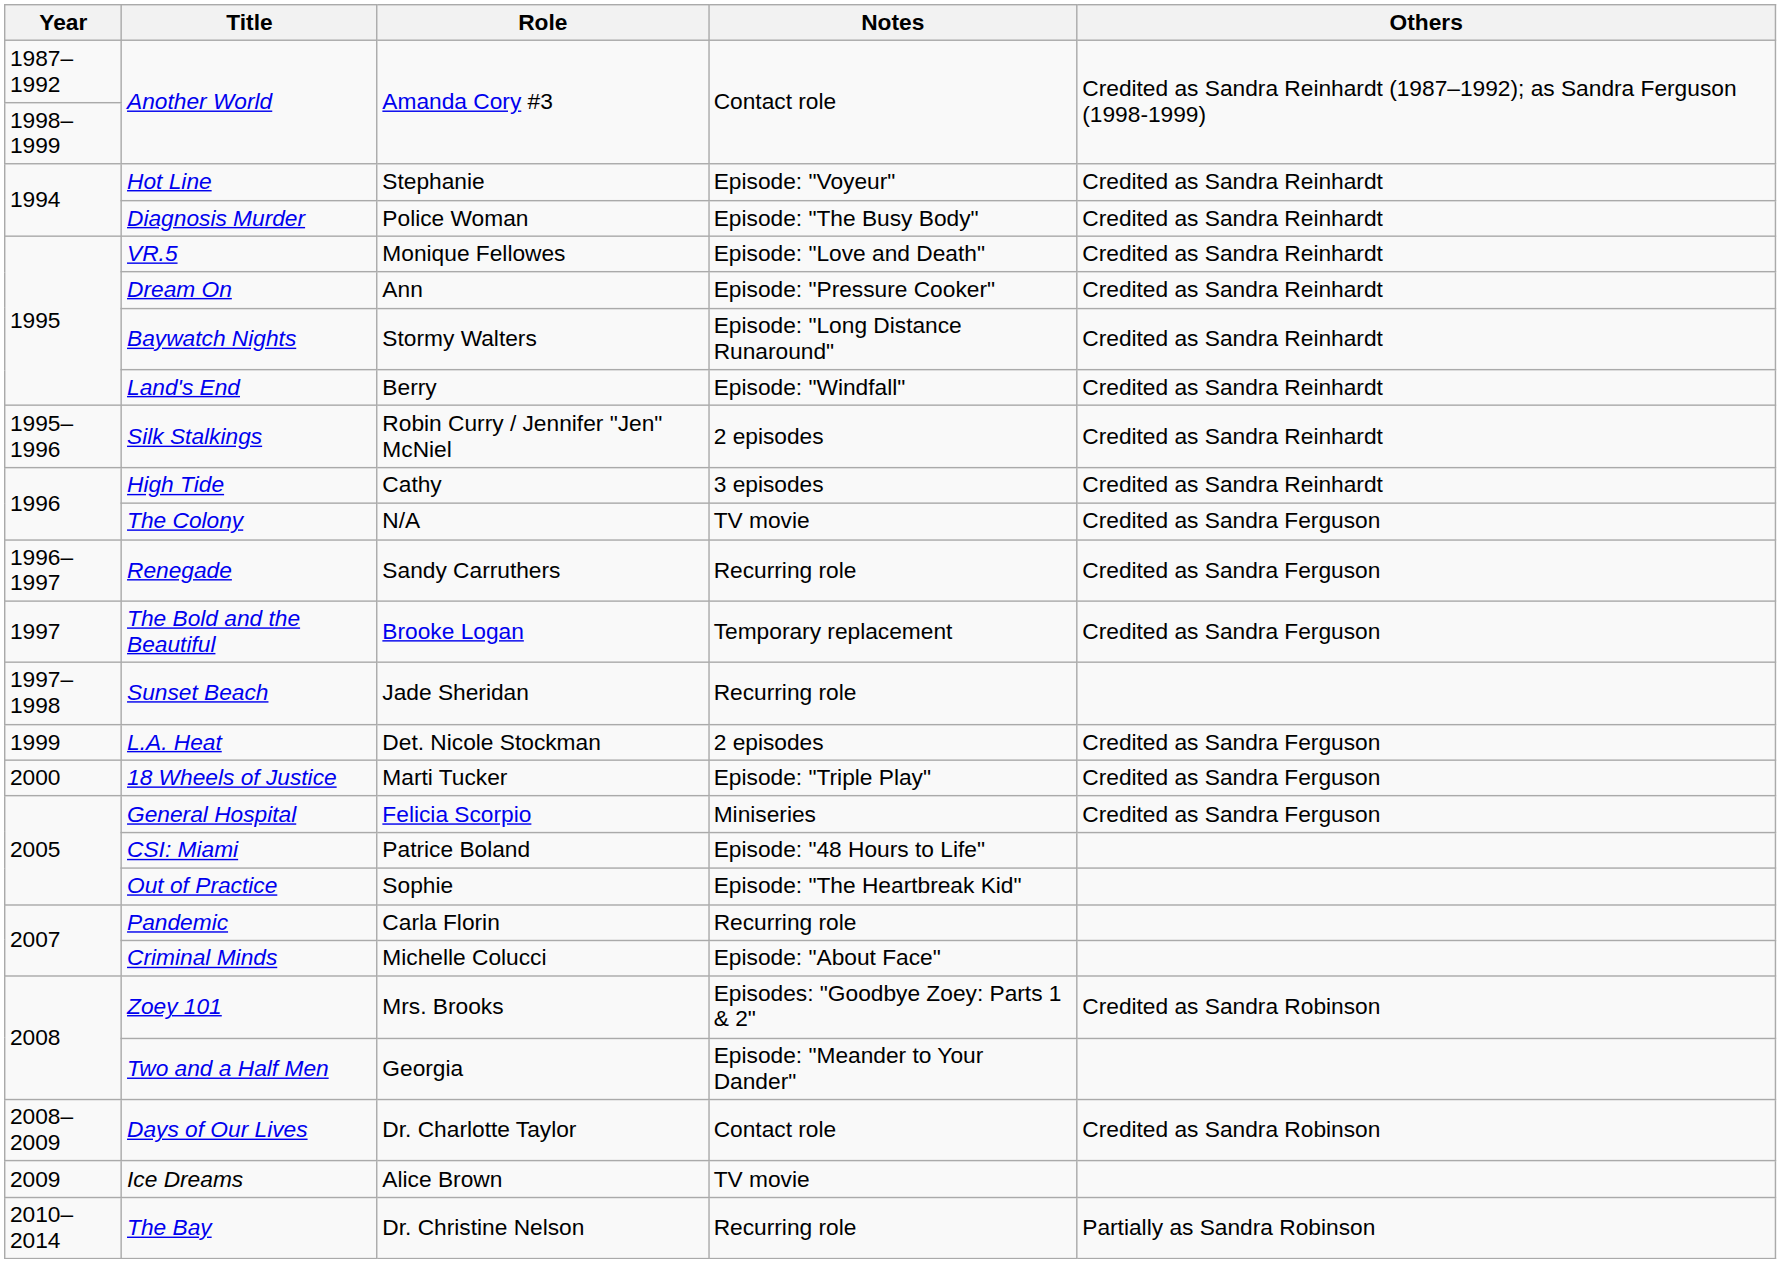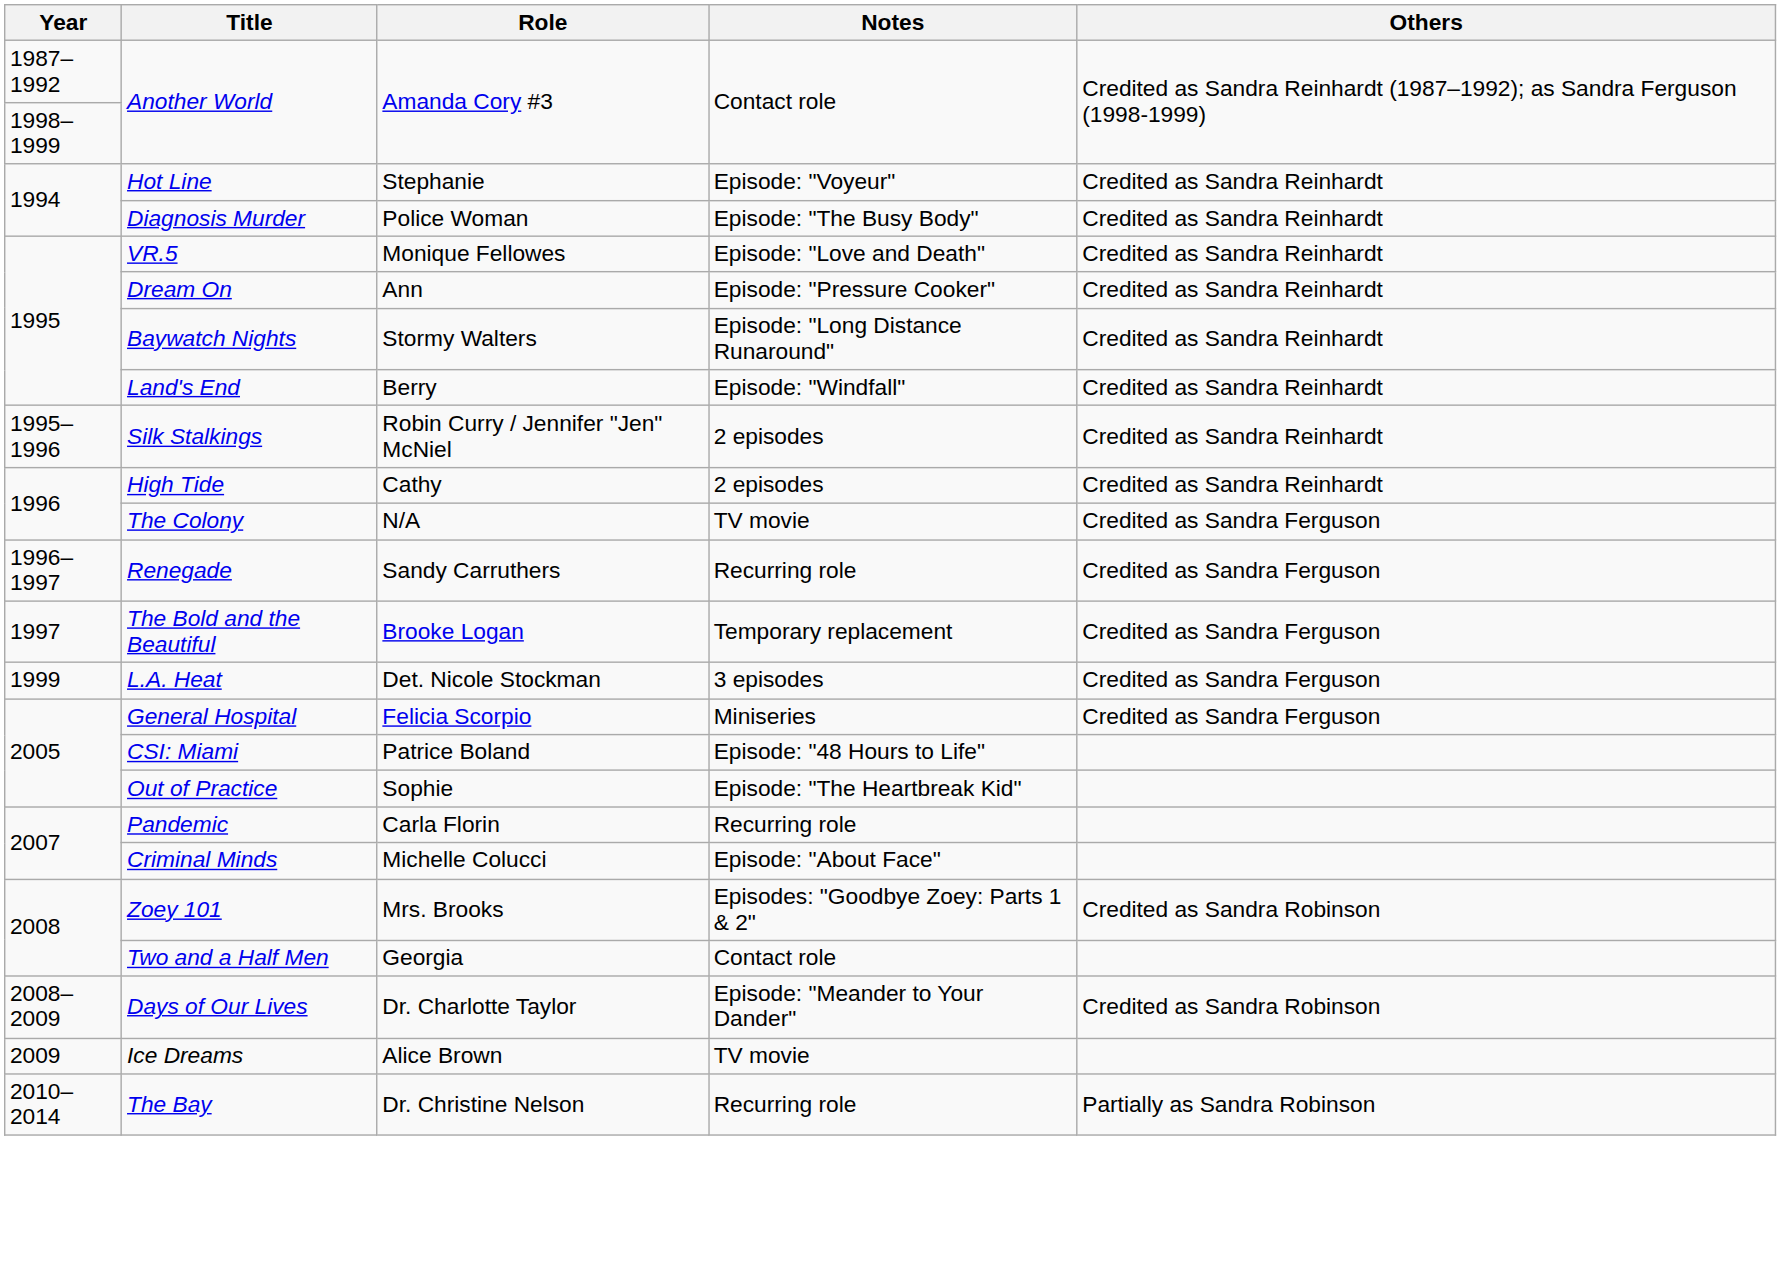(769, 485) 3 episodes -> (769, 485) 2 episodes
- row: (42, 693)
(769, 741) 2 episodes -> (769, 680) 3 episodes
- row: (35, 777)
(848, 1068) Episode: "Meander to Your Dander" -> (775, 958) Contact role
(775, 1130) Contact role -> (848, 1006) Episode: "Meander to Your Dander"
